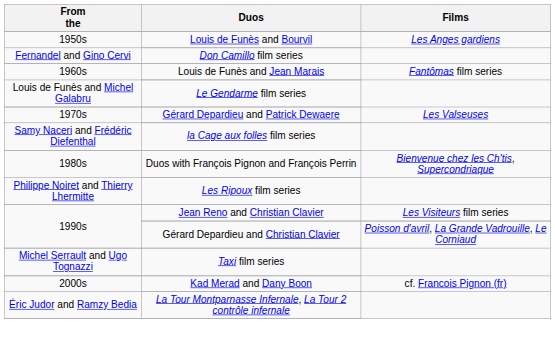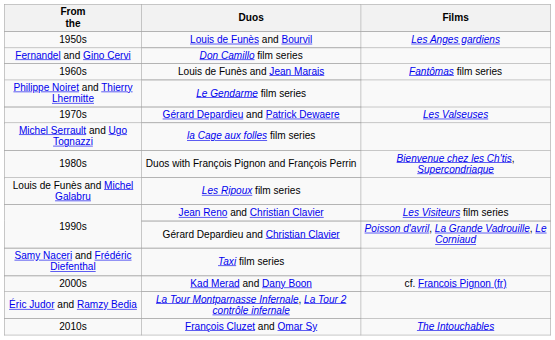(73, 93) Louis de Funès and Michel Galabru -> (73, 93) Philippe Noiret and Thierry Lhermitte
(73, 136) Samy Naceri and Frédéric Diefenthal -> (73, 136) Michel Serrault and Ugo Tognazzi
(73, 191) Philippe Noiret and Thierry Lhermitte -> (73, 191) Louis de Funès and Michel Galabru
(73, 262) Michel Serrault and Ugo Tognazzi -> (73, 262) Samy Naceri and Frédéric Diefenthal
+ row: (251, 327)
